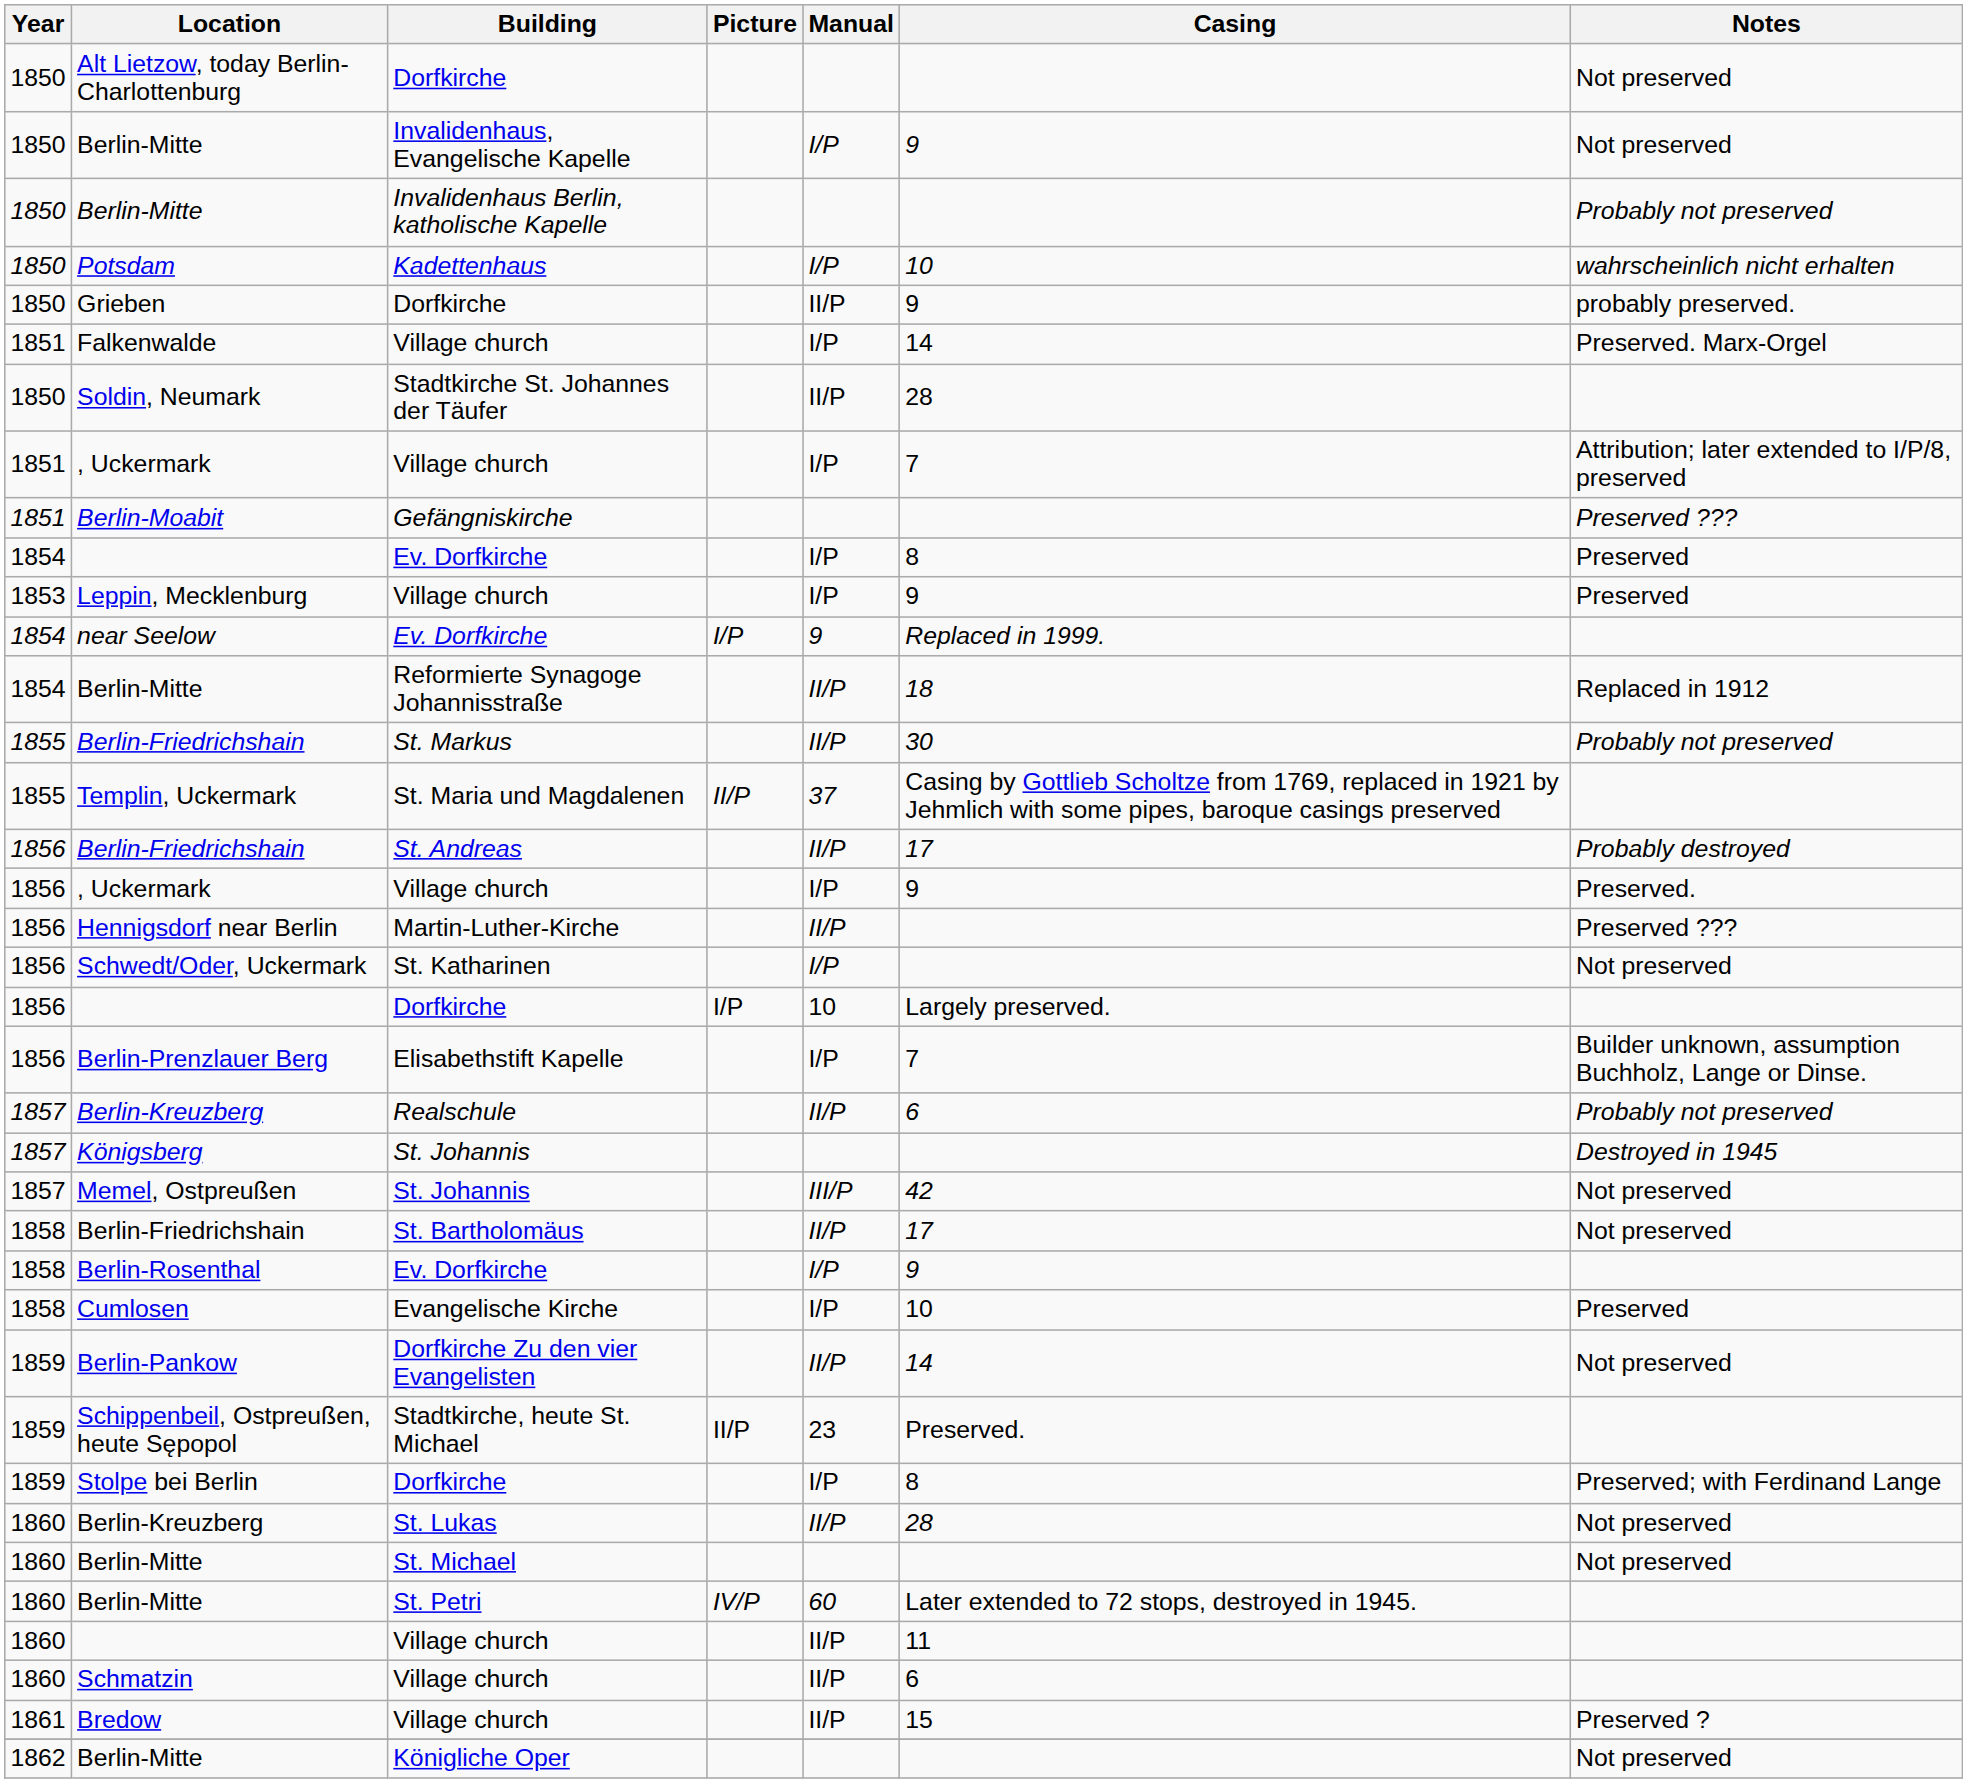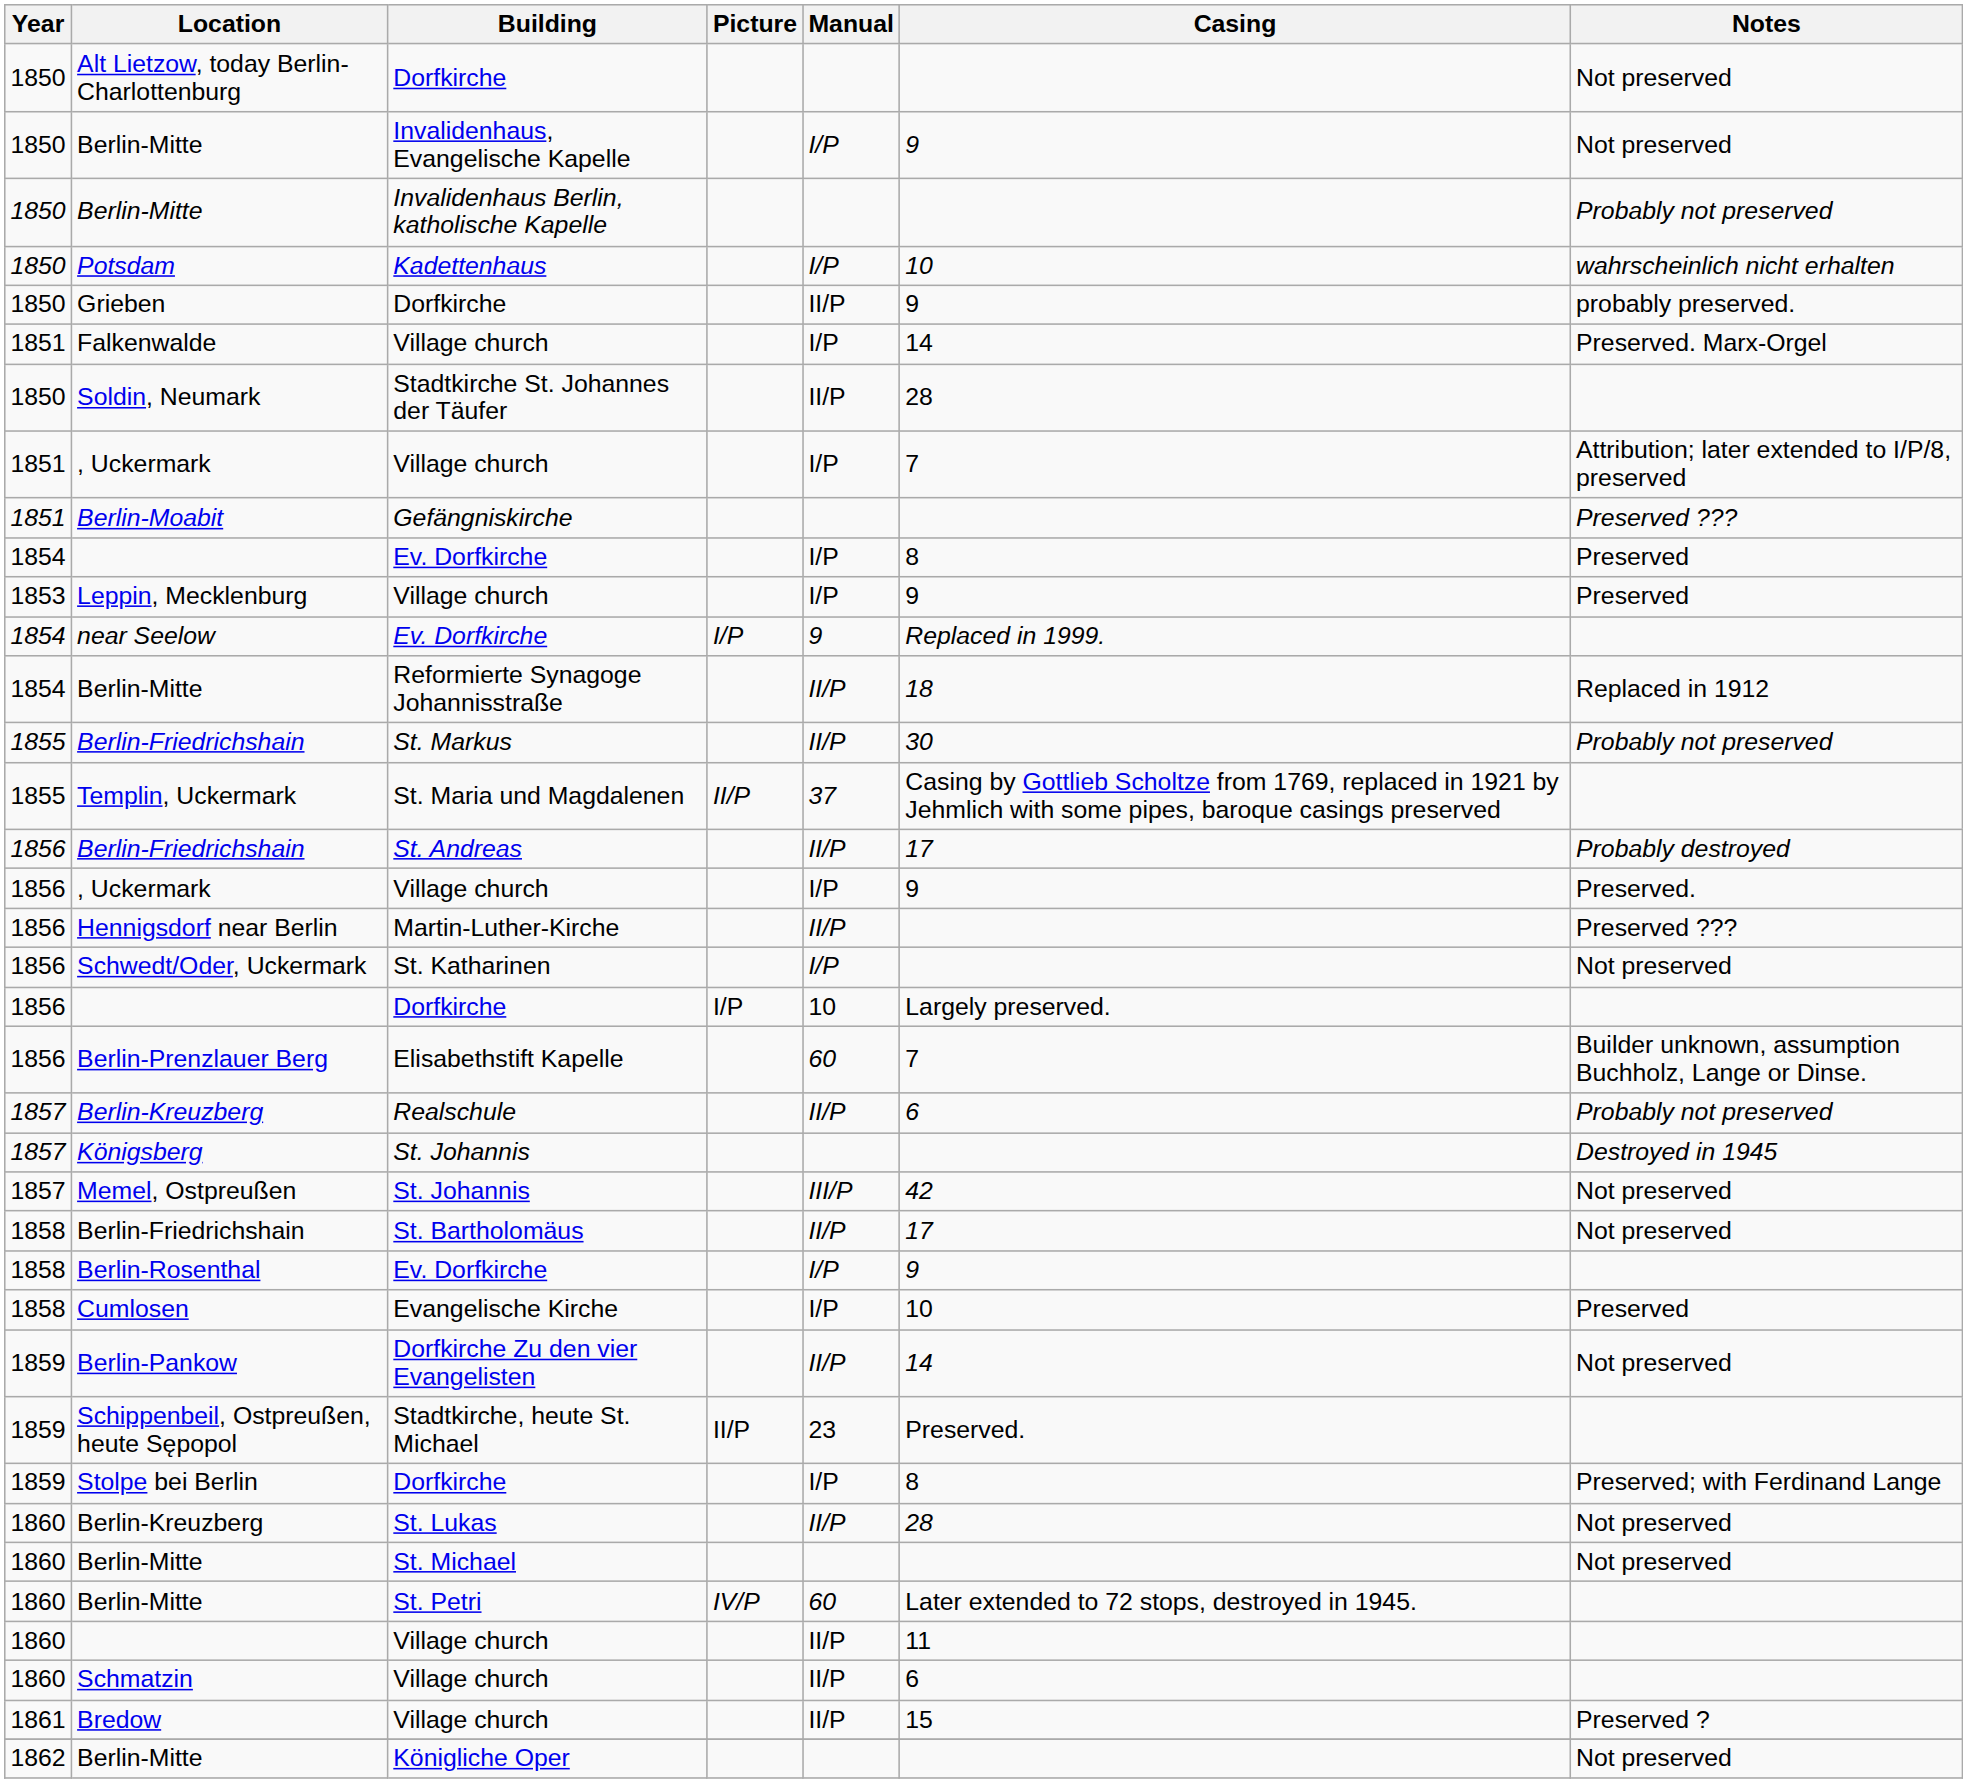(824, 1059) I/P -> (822, 1059) 60
